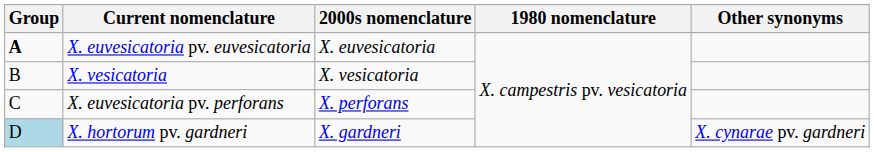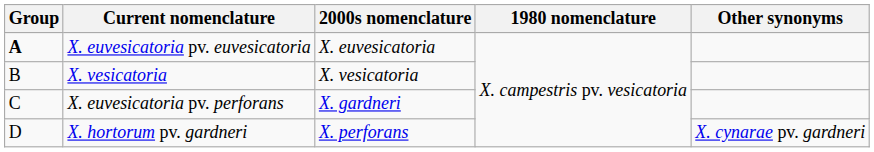(364, 103) X. perforans -> (360, 103) X. gardneri
(15, 132) lightblue background -> (15, 132) no background
(360, 132) X. gardneri -> (364, 132) X. perforans
